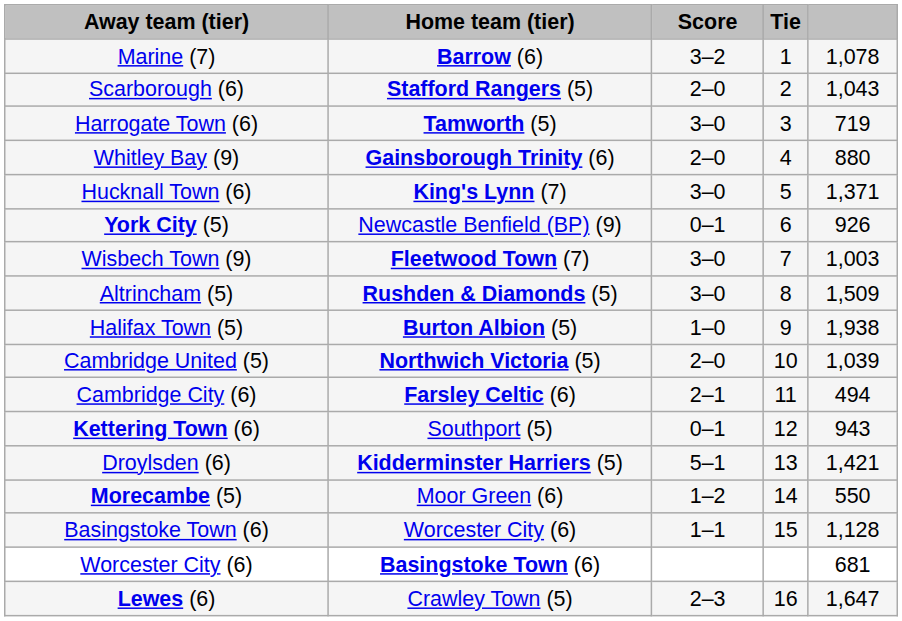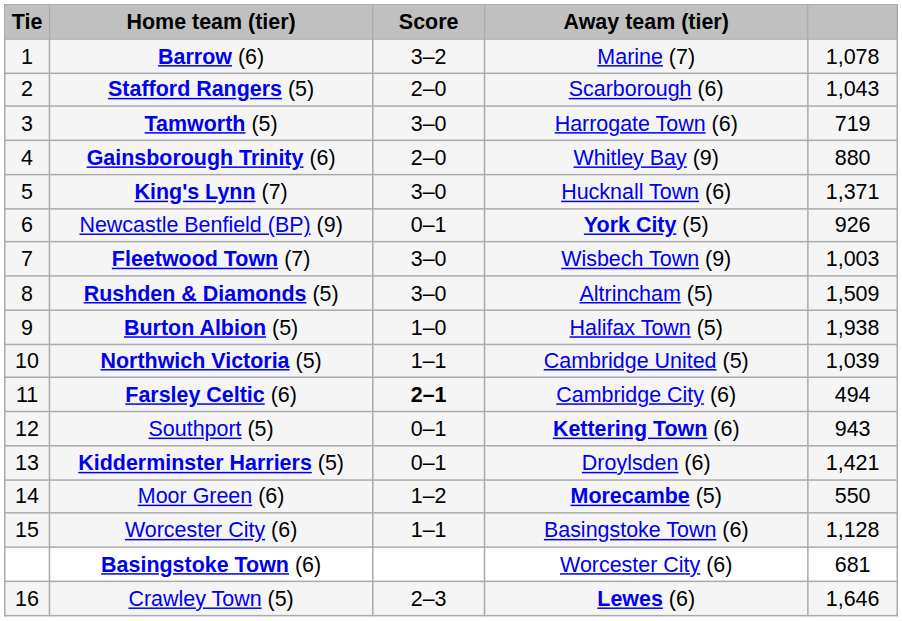columns swapped: (786, 22) <-> (167, 22)
(708, 361) 2–0 -> (429, 361) 1–1
(708, 395) normal -> (429, 395) bold
(708, 463) 5–1 -> (429, 463) 0–1
(853, 598) 1,647 -> (853, 598) 1,646
